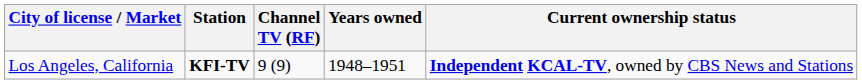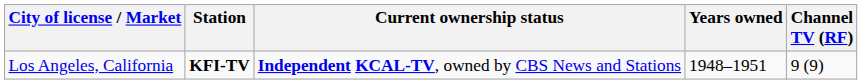columns swapped: (289, 27) <-> (641, 18)
